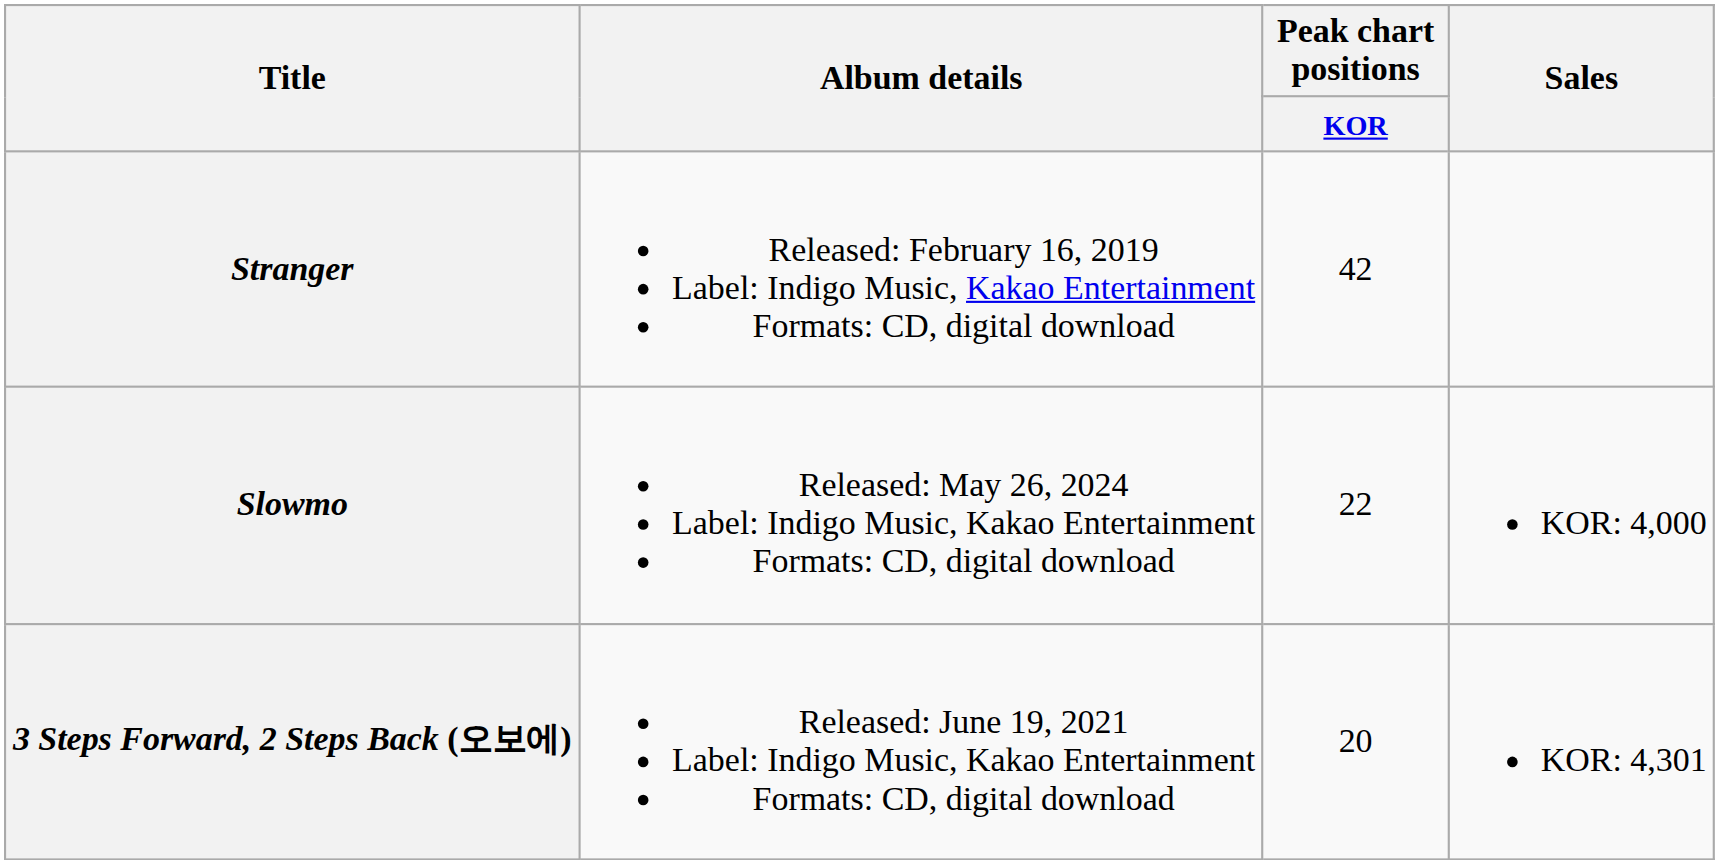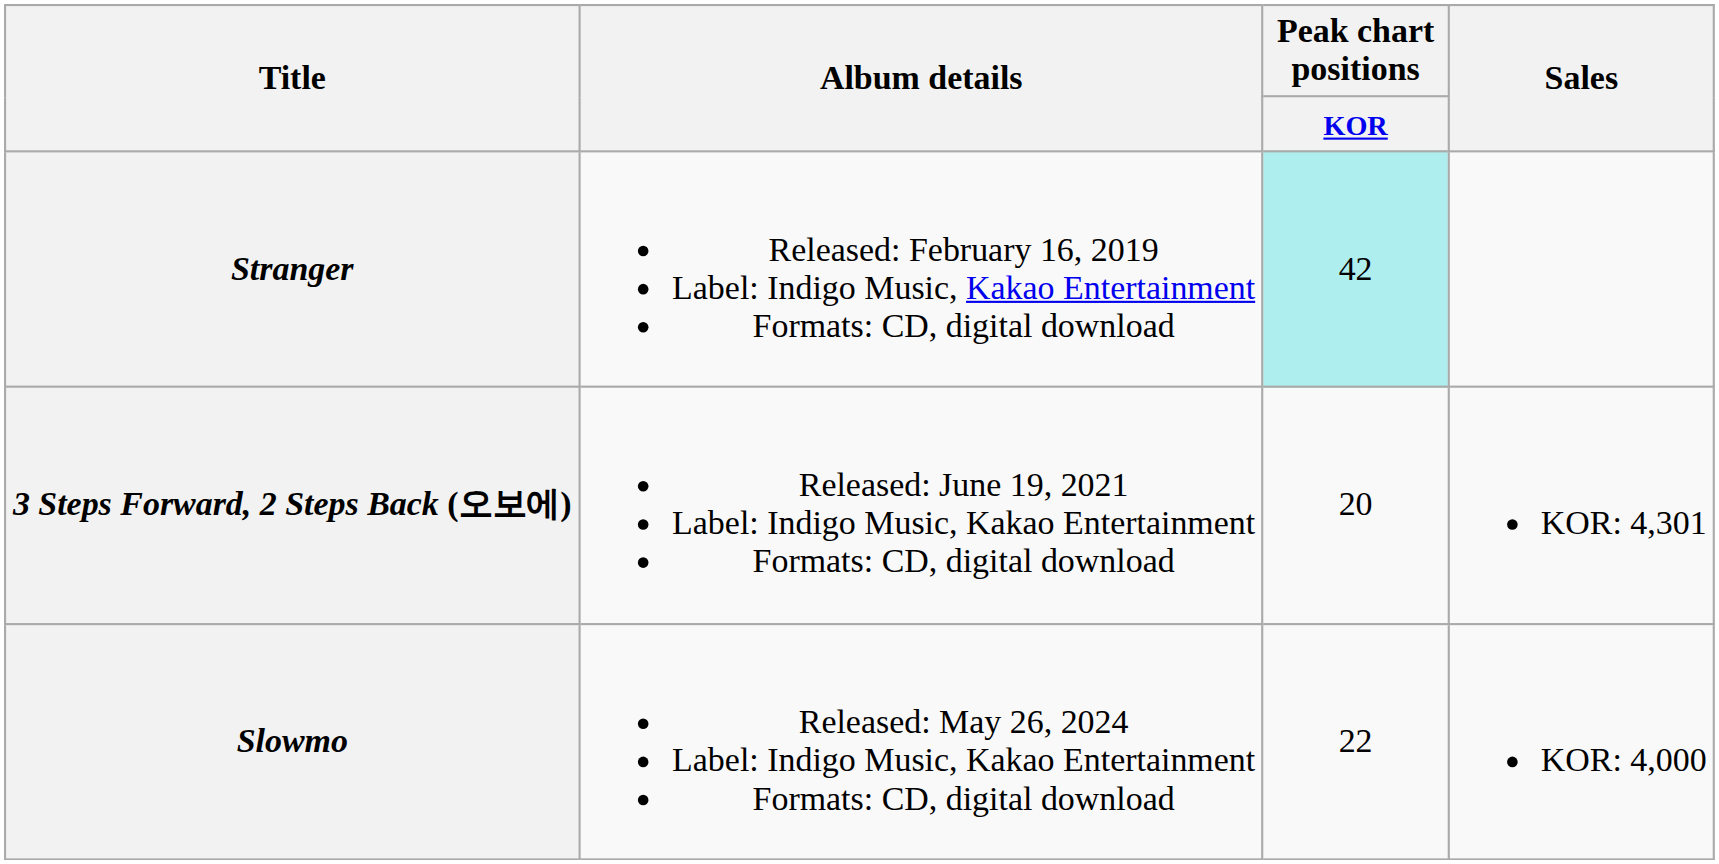(1356, 268) no background -> (1356, 268) paleturquoise background
rows swapped: (292, 739) <-> (292, 504)
